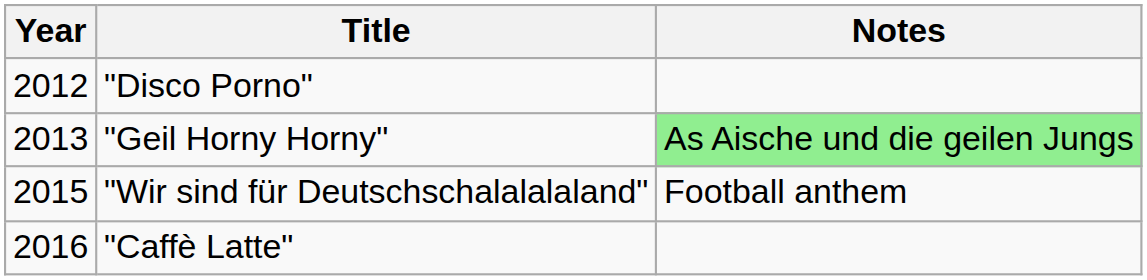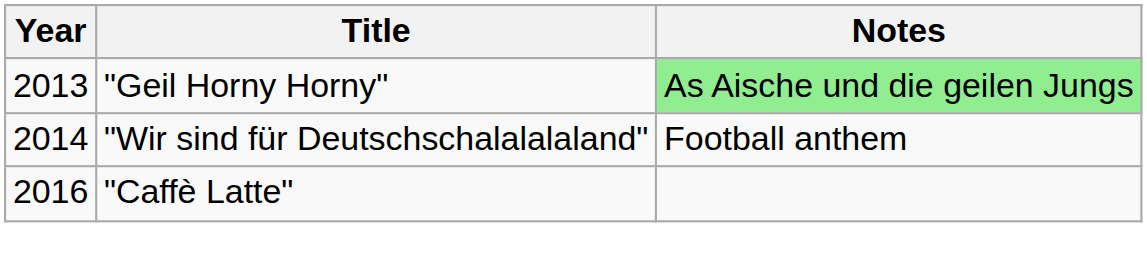- row: (208, 85)
(51, 192) 2015 -> (51, 138) 2014
